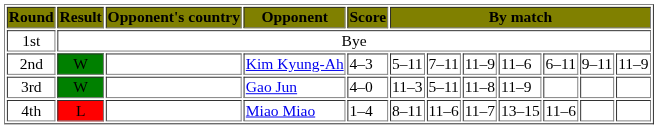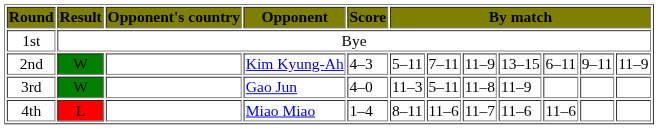(516, 64) 11–6 -> (520, 64) 13–15
(520, 110) 13–15 -> (516, 110) 11–6
